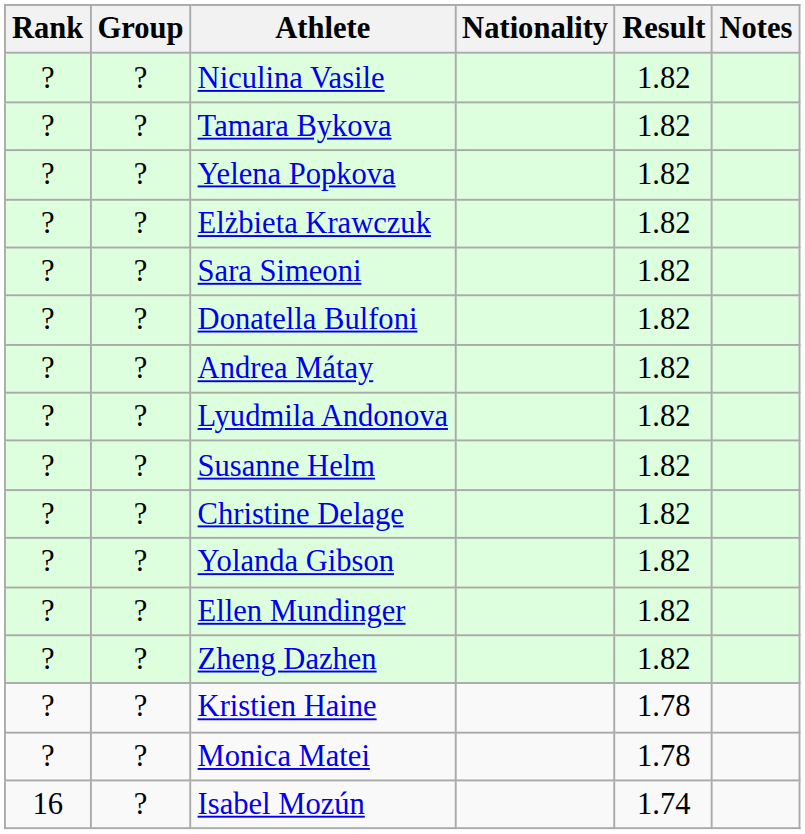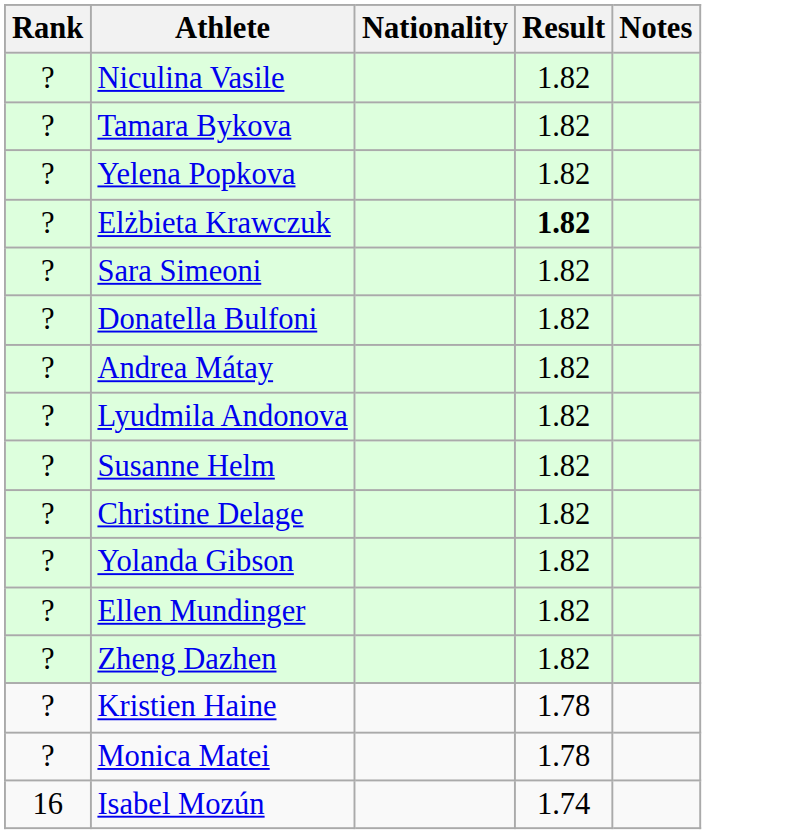- column: (140, 28)
(664, 222) normal -> (564, 222) bold
